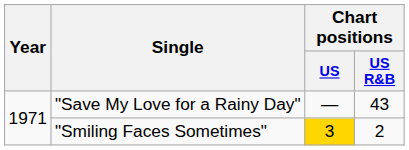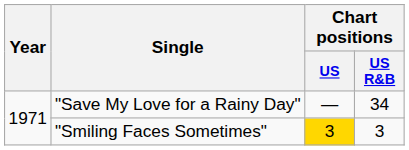(380, 104) 43 -> (380, 104) 34
(380, 131) 2 -> (380, 131) 3
